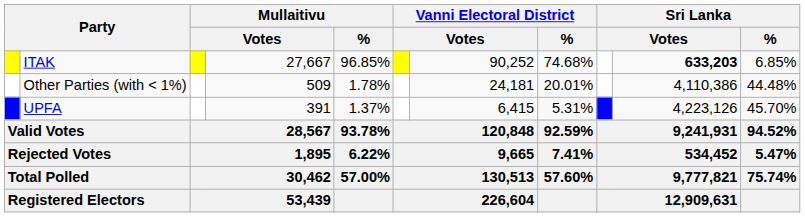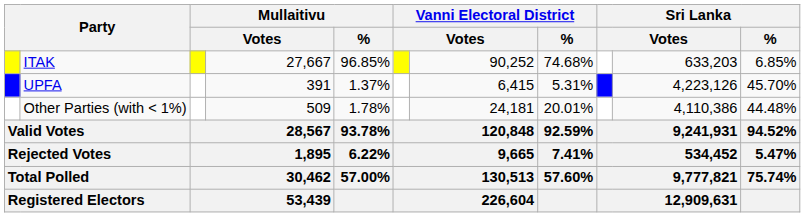(711, 62) bold -> (711, 62) normal
rows swapped: (105, 85) <-> (43, 108)
